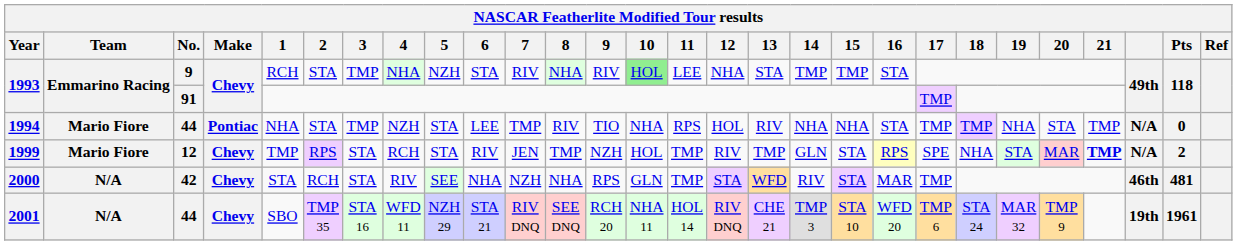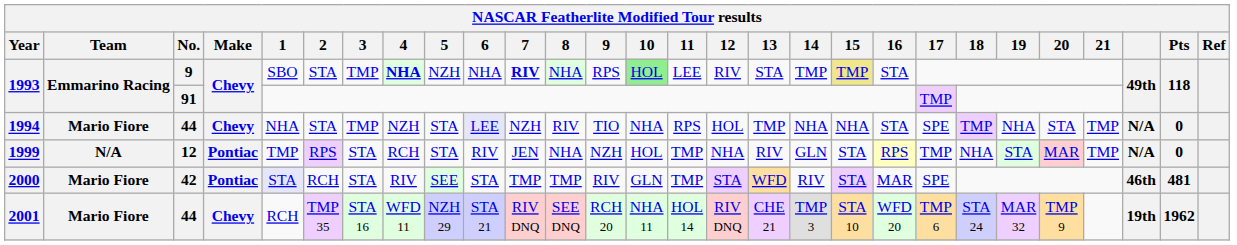(282, 72) RCH -> (282, 72) SBO
(403, 72) normal -> (403, 72) bold
(485, 72) STA -> (485, 72) NHA
(525, 72) normal -> (525, 72) bold
(606, 72) RIV -> (606, 72) RPS
(728, 72) NHA -> (728, 72) RIV
(852, 72) no background -> (852, 72) khaki background
(233, 126) Pontiac -> (233, 126) Chevy
(485, 126) no background -> (485, 126) lavender background
(525, 126) TMP -> (525, 126) NZH
(769, 126) RIV -> (769, 126) TMP
(936, 126) TMP -> (936, 126) SPE
(108, 153) Mario Fiore -> (108, 153) N/A
(233, 153) Chevy -> (233, 153) Pontiac
(566, 153) TMP -> (566, 153) NHA
(728, 153) RIV -> (728, 153) NHA
(769, 153) TMP -> (769, 153) RIV
(936, 153) SPE -> (936, 153) TMP
(1104, 153) bold -> (1103, 153) normal
(1182, 153) 2 -> (1179, 153) 0
(108, 180) N/A -> (108, 180) Mario Fiore
(233, 180) Chevy -> (233, 180) Pontiac
(282, 180) no background -> (282, 180) lavender background
(485, 180) NHA -> (485, 180) STA
(525, 180) NZH -> (525, 180) TMP
(566, 180) NHA -> (566, 180) TMP
(606, 180) RPS -> (606, 180) RIV
(936, 180) TMP -> (936, 180) SPE
(108, 216) N/A -> (108, 216) Mario Fiore
(282, 216) SBO -> (282, 216) RCH
(1182, 216) 1961 -> (1179, 216) 1962
